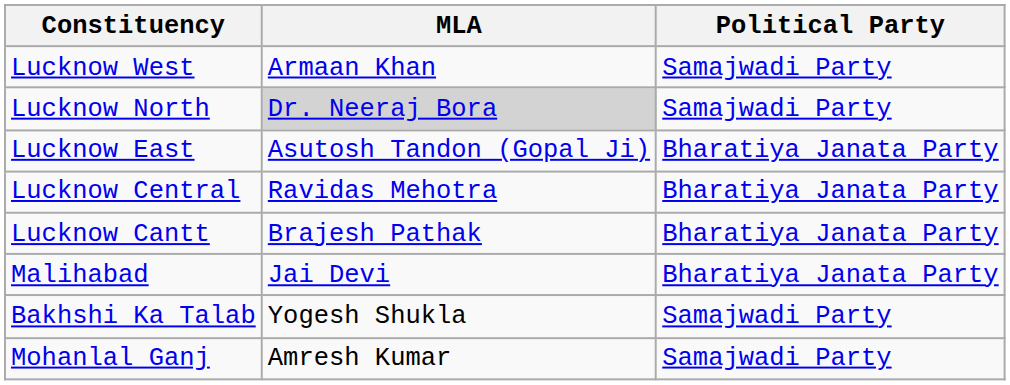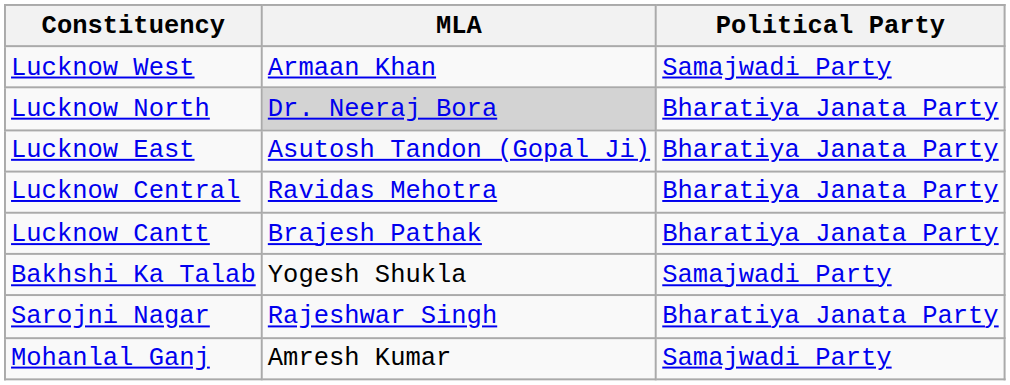(777, 109) Samajwadi Party -> (830, 109) Bharatiya Janata Party
- row: (80, 275)
+ row: (110, 316)
